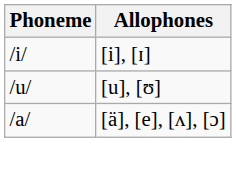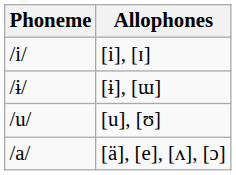+ row: (131, 86)
